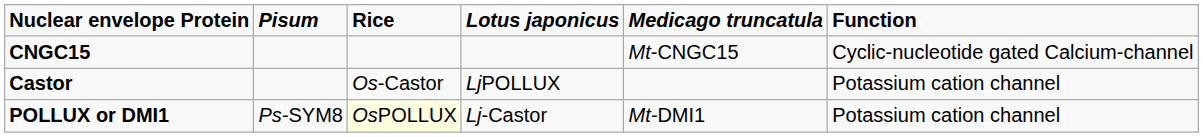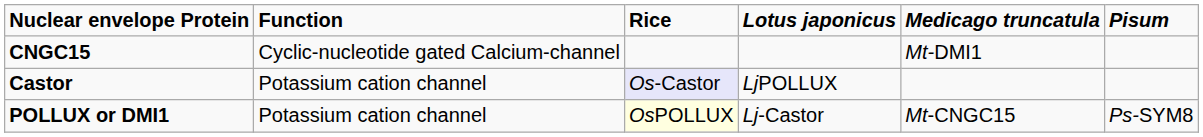columns swapped: (874, 20) <-> (289, 20)
(684, 52) Mt-CNGC15 -> (944, 52) Mt-DMI1
(398, 83) no background -> (675, 83) lavender background
(667, 115) Mt-DMI1 -> (960, 115) Mt-CNGC15
